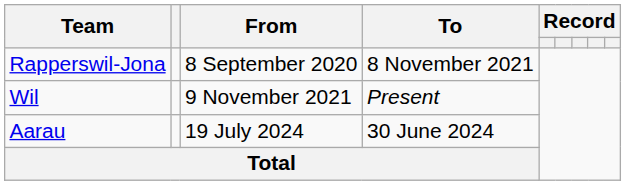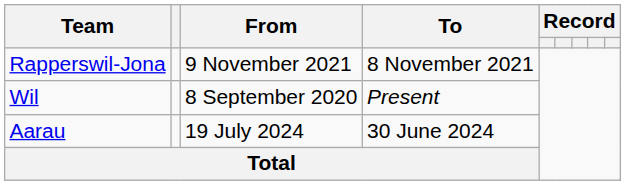(271, 64) 8 September 2020 -> (268, 64) 9 November 2021
(268, 97) 9 November 2021 -> (271, 97) 8 September 2020
